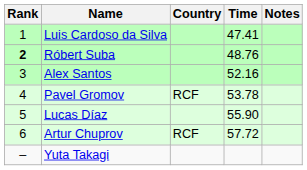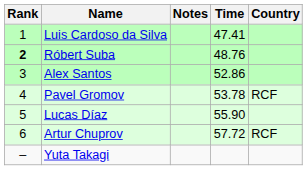columns swapped: (197, 14) <-> (282, 14)
(243, 74) 52.16 -> (230, 74) 52.86
